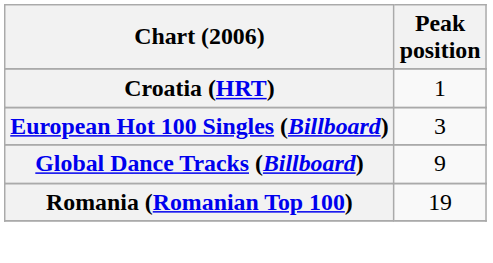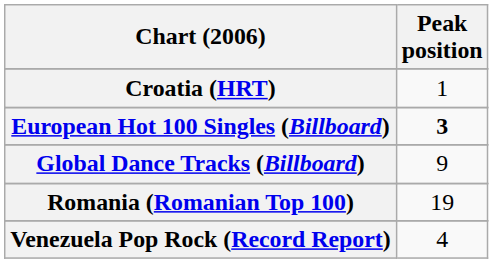(440, 125) normal -> (442, 125) bold
+ row: (200, 239)
